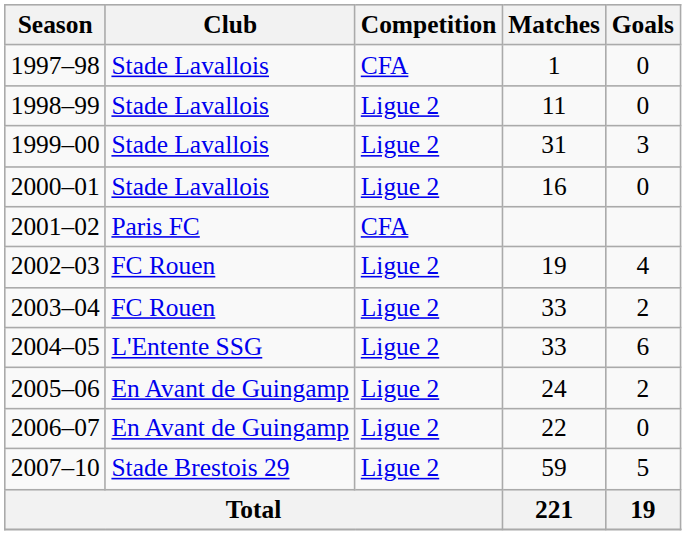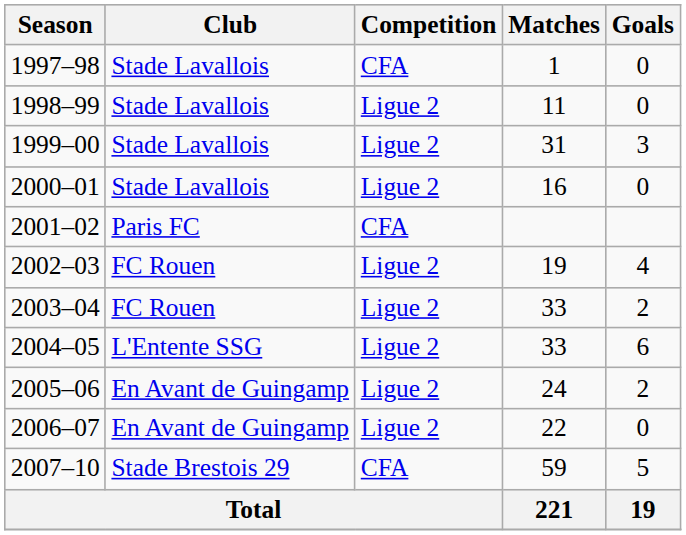(400, 468) Ligue 2 -> (385, 468) CFA
